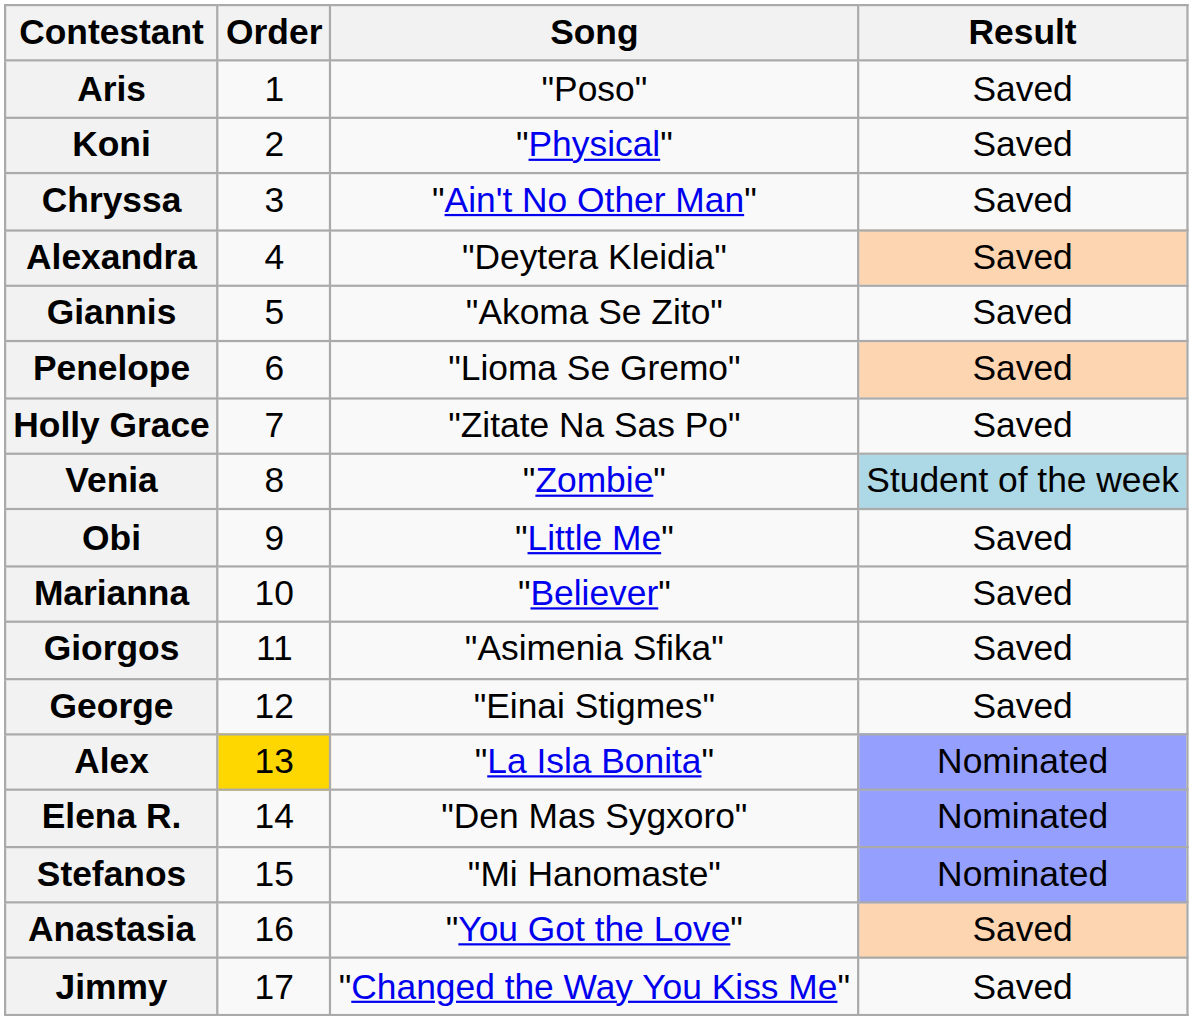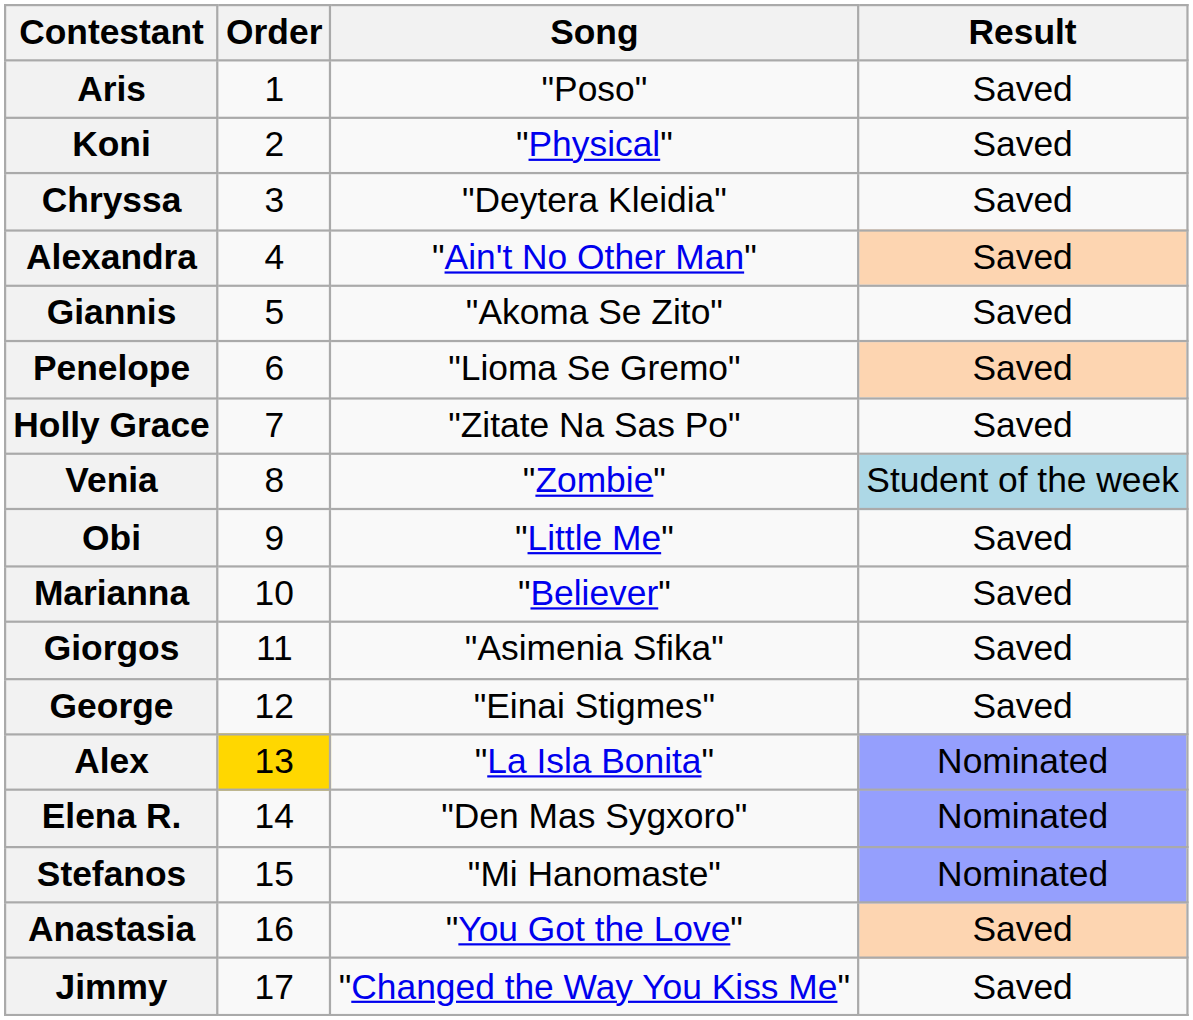(594, 200) "Ain't No Other Man" -> (594, 200) "Deytera Kleidia"
(594, 256) "Deytera Kleidia" -> (594, 256) "Ain't No Other Man"
